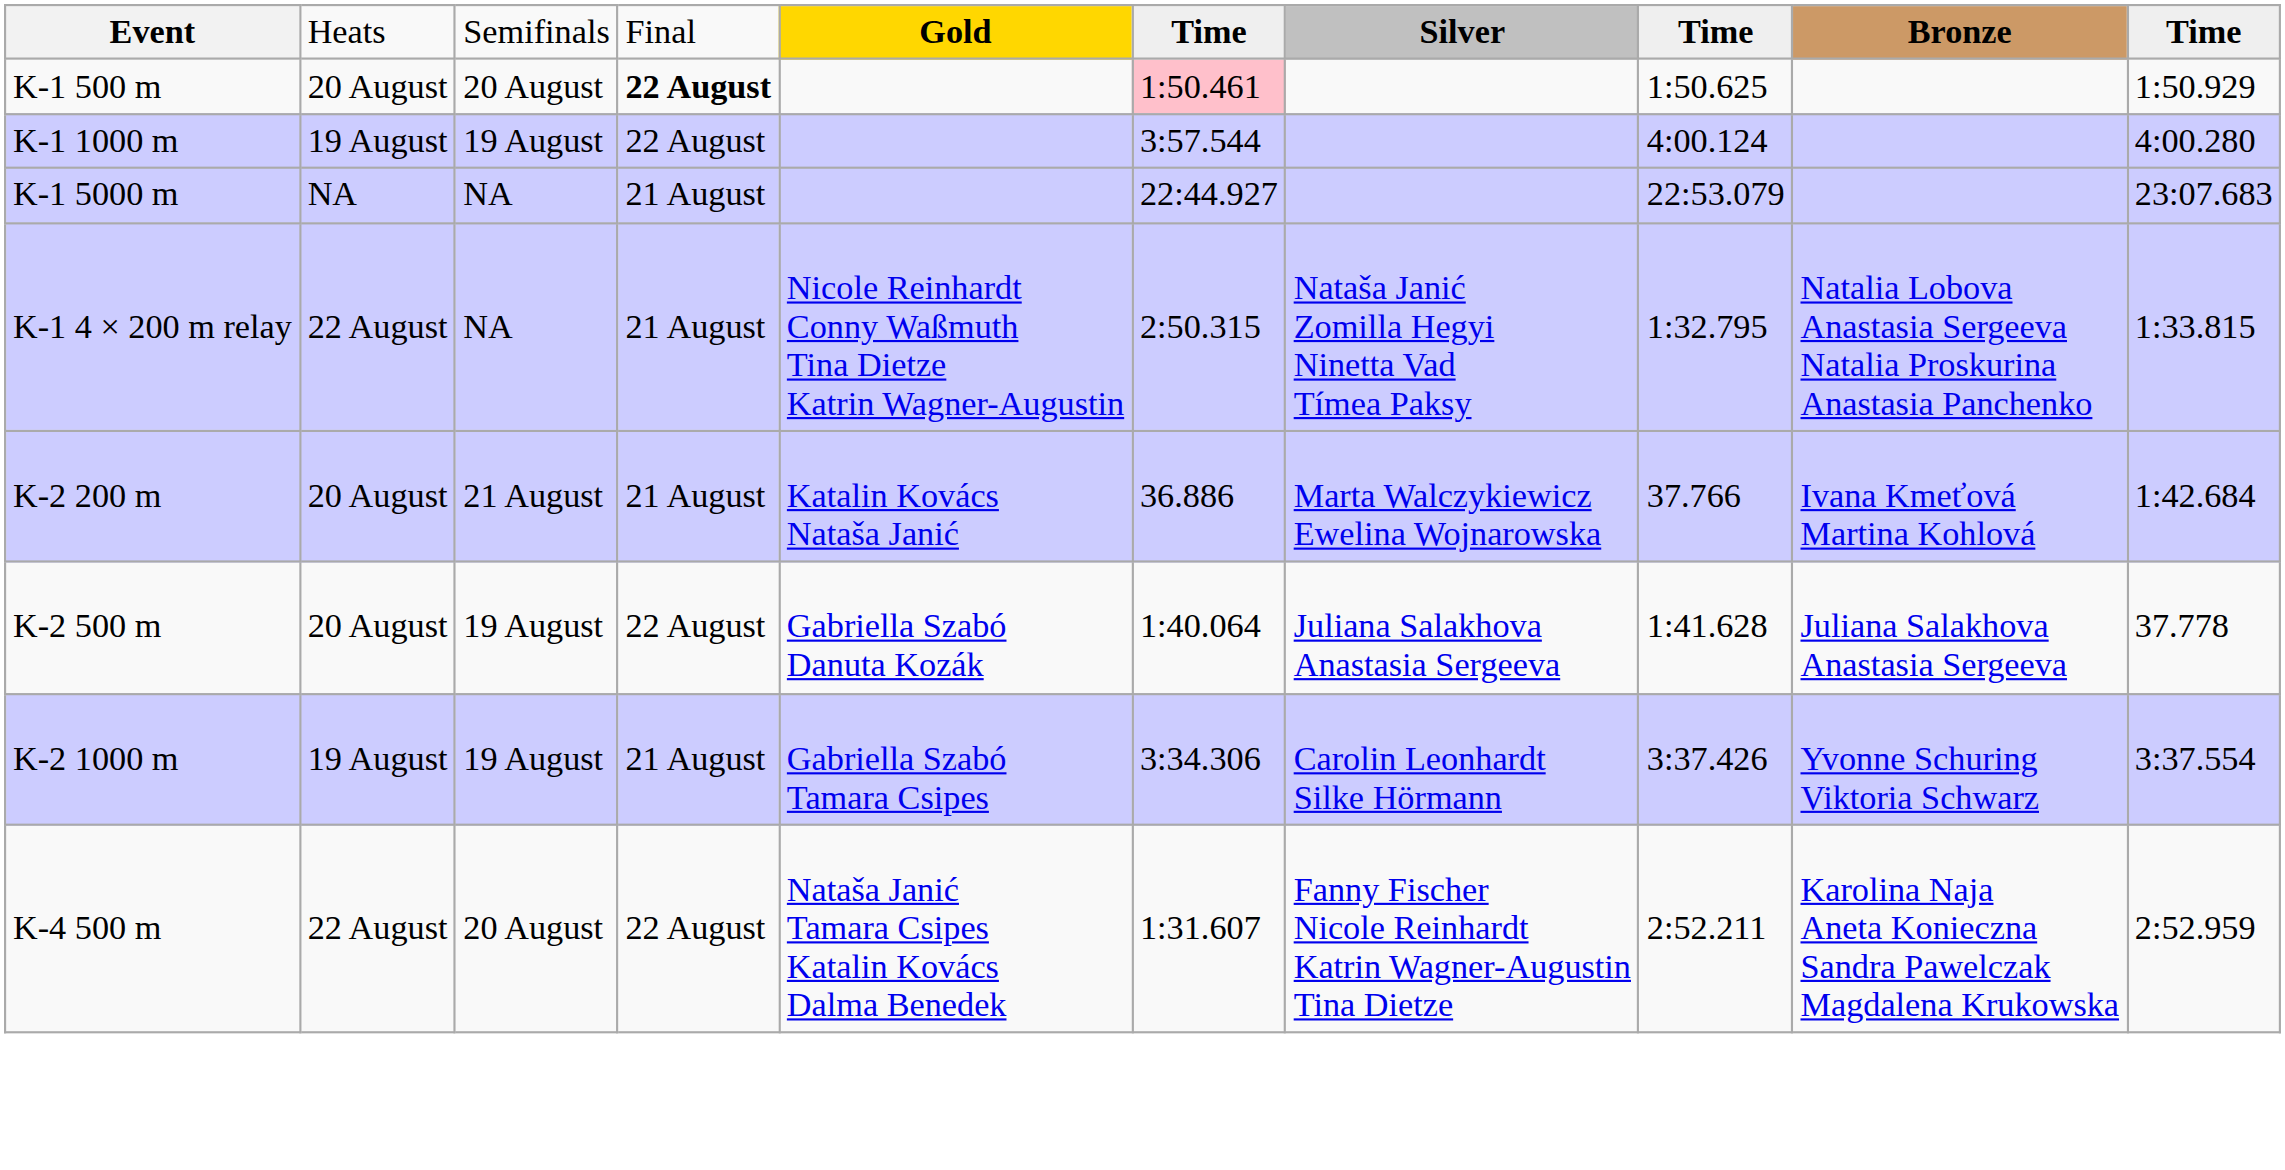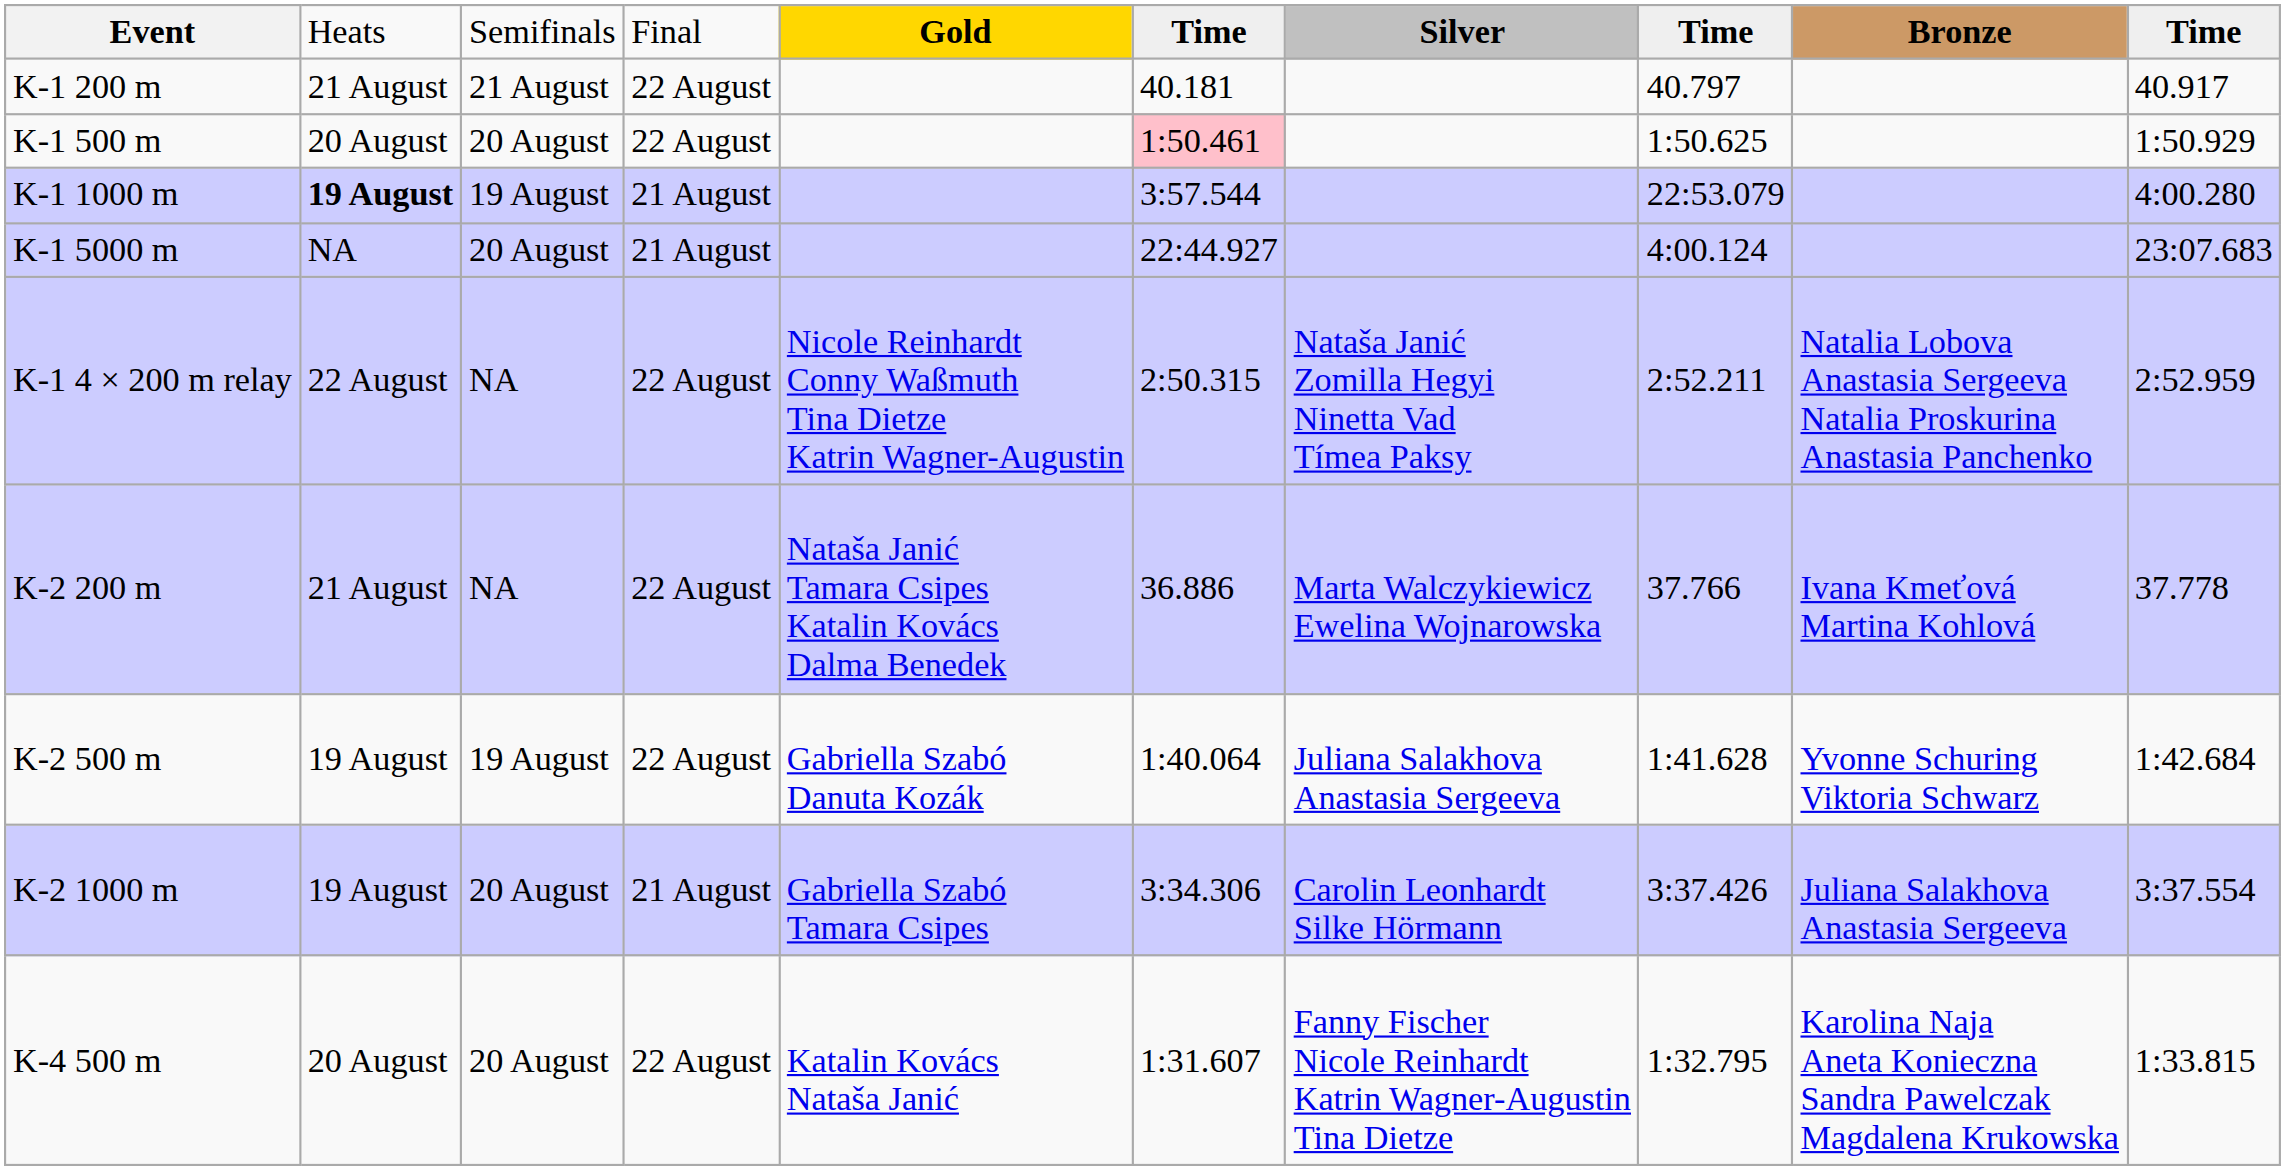+ row: (87, 85)
(698, 85) bold -> (701, 140) normal
(378, 140) normal -> (380, 194) bold
(695, 140) 22 August -> (701, 194) 21 August
(1707, 140) 4:00.124 -> (1716, 194) 22:53.079
(488, 194) NA -> (539, 248) 20 August
(1716, 194) 22:53.079 -> (1707, 248) 4:00.124
(695, 325) 21 August -> (701, 380) 22 August
(1707, 325) 1:32.795 -> (1707, 380) 2:52.211
(2195, 325) 1:33.815 -> (2195, 380) 2:52.959
(378, 495) 20 August -> (378, 588) 21 August
(533, 495) 21 August -> (494, 588) NA
(695, 495) 21 August -> (701, 588) 22 August
(893, 515) Katalin Kovács Nataša Janić -> (897, 607) Nataša Janić Tamara Csipes Katalin Kovács Dalma Benedek
(2195, 495) 1:42.684 -> (2182, 588) 37.778
(378, 627) 20 August -> (378, 758) 19 August
(1934, 646) Juliana Salakhova Anastasia Sergeeva -> (1920, 777) Yvonne Schuring Viktoria Schwarz
(2182, 627) 37.778 -> (2195, 758) 1:42.684
(533, 758) 19 August -> (539, 889) 20 August
(1920, 777) Yvonne Schuring Viktoria Schwarz -> (1934, 909) Juliana Salakhova Anastasia Sergeeva
(378, 928) 22 August -> (378, 1059) 20 August
(897, 947) Nataša Janić Tamara Csipes Katalin Kovács Dalma Benedek -> (893, 1078) Katalin Kovács Nataša Janić
(1707, 928) 2:52.211 -> (1707, 1059) 1:32.795
(2195, 928) 2:52.959 -> (2195, 1059) 1:33.815
